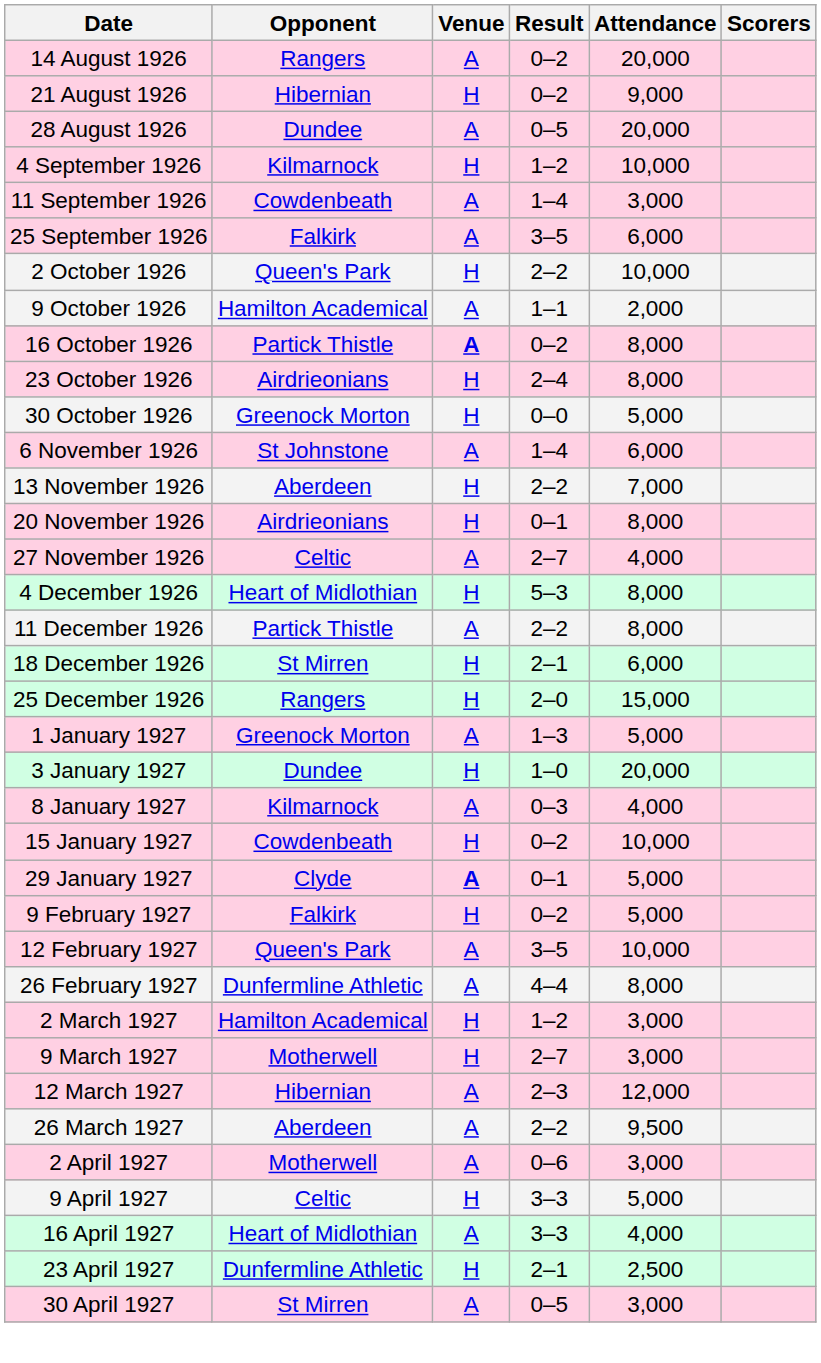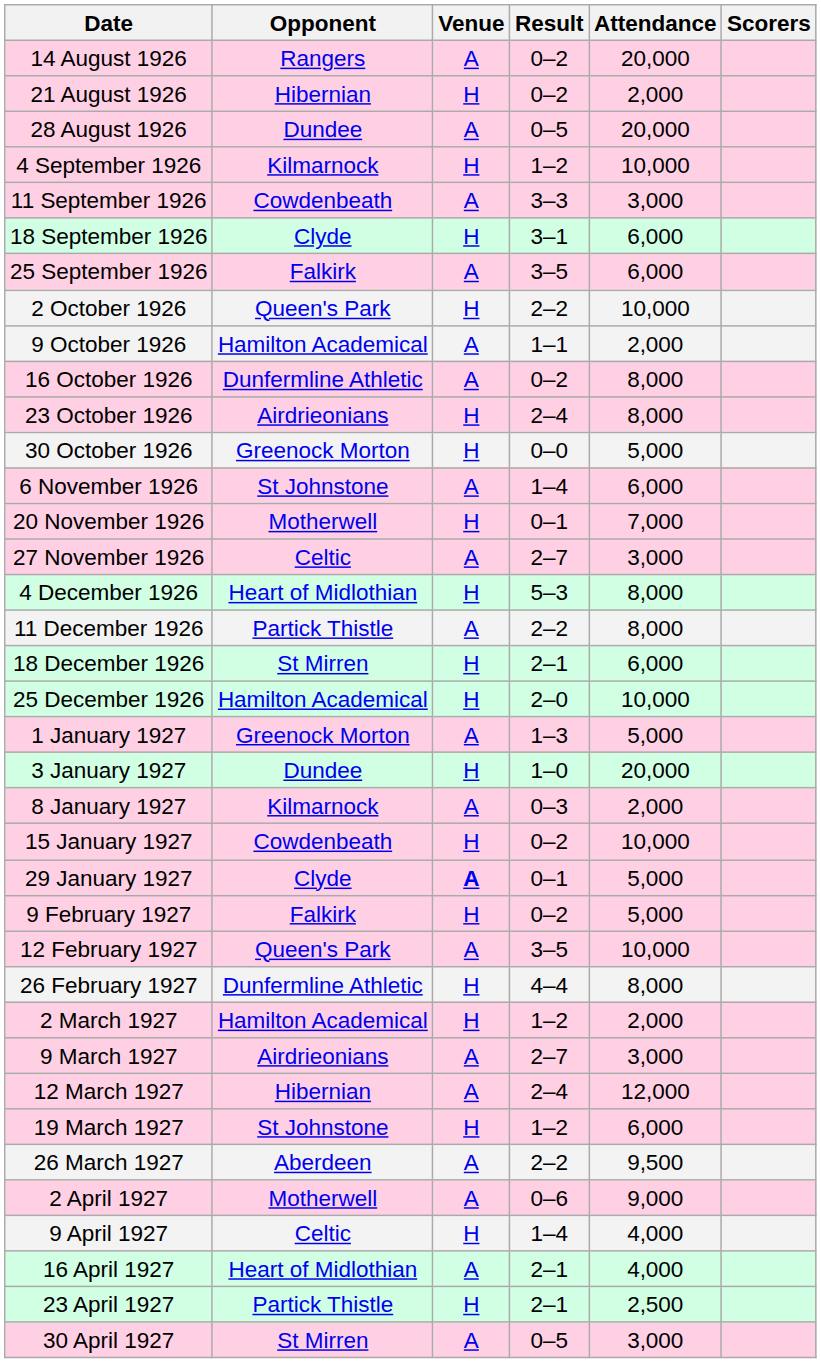(655, 94) 9,000 -> (655, 94) 2,000
(549, 201) 1–4 -> (549, 201) 3–3
+ row: (109, 236)
(323, 343) Partick Thistle -> (323, 379) Dunfermline Athletic
(471, 343) bold -> (471, 379) normal
- row: (109, 486)
(323, 521) Airdrieonians -> (323, 521) Motherwell
(655, 521) 8,000 -> (655, 521) 7,000
(655, 557) 4,000 -> (655, 557) 3,000
(323, 699) Rangers -> (323, 699) Hamilton Academical
(655, 699) 15,000 -> (655, 699) 10,000
(655, 806) 4,000 -> (655, 806) 2,000
(471, 984) A -> (471, 984) H
(655, 1020) 3,000 -> (655, 1020) 2,000
(323, 1055) Motherwell -> (323, 1055) Airdrieonians
(471, 1055) H -> (471, 1055) A
(549, 1091) 2–3 -> (549, 1091) 2–4
+ row: (109, 1127)
(655, 1162) 3,000 -> (655, 1198) 9,000
(549, 1198) 3–3 -> (549, 1234) 1–4
(655, 1198) 5,000 -> (655, 1234) 4,000
(549, 1234) 3–3 -> (549, 1269) 2–1
(323, 1269) Dunfermline Athletic -> (323, 1305) Partick Thistle
